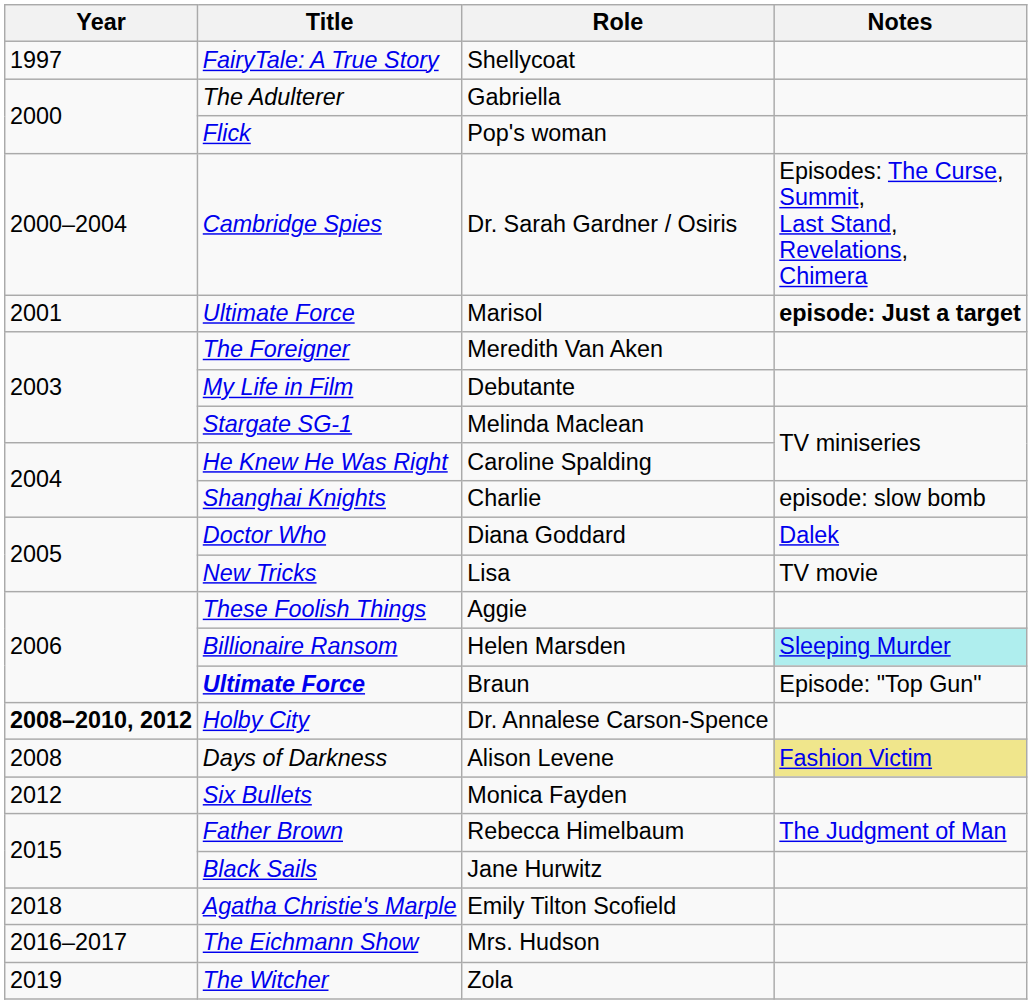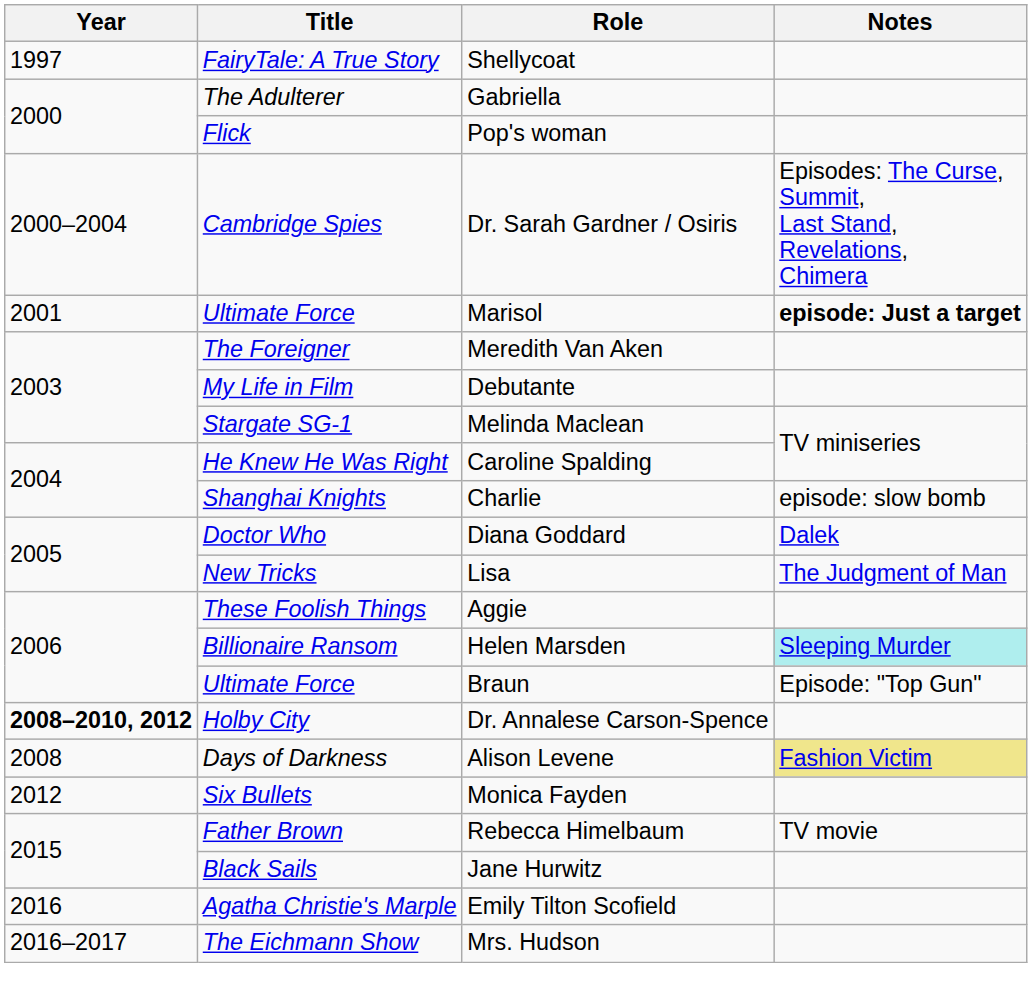(829, 572) TV movie -> (893, 572) The Judgment of Man
(284, 683) bold -> (279, 683) normal
(893, 832) The Judgment of Man -> (829, 832) TV movie
(36, 906) 2018 -> (36, 906) 2016
- row: (490, 980)
